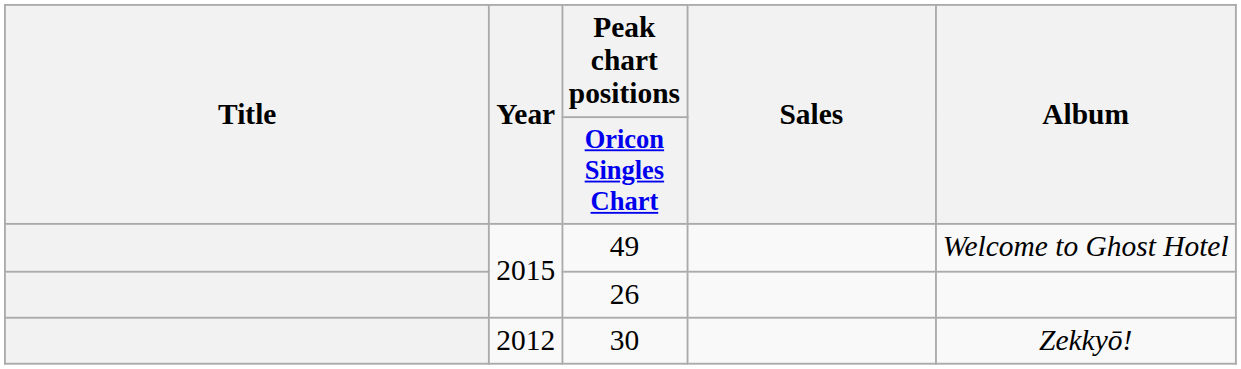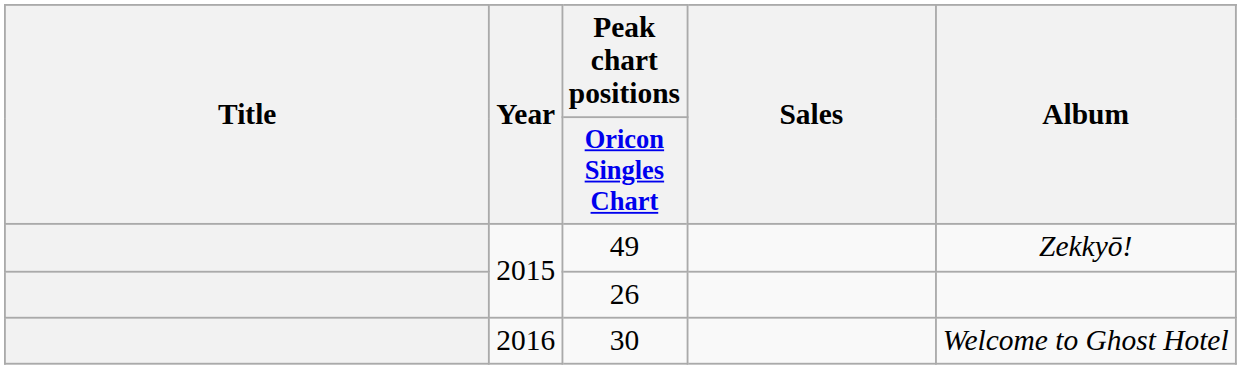(1086, 247) Welcome to Ghost Hotel -> (1086, 247) Zekkyō!
(526, 340) 2012 -> (526, 340) 2016
(1086, 340) Zekkyō! -> (1086, 340) Welcome to Ghost Hotel
